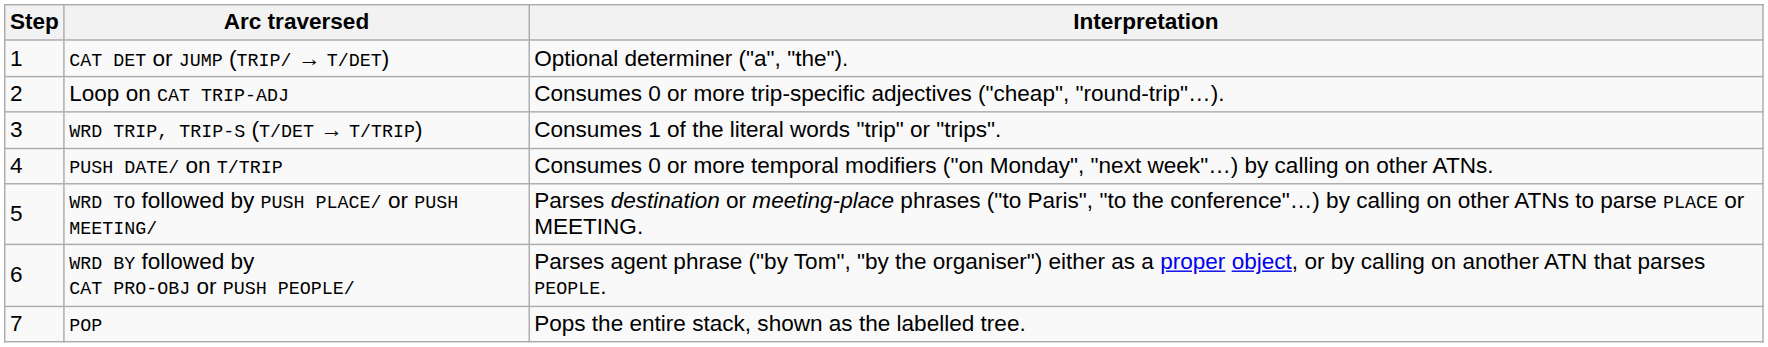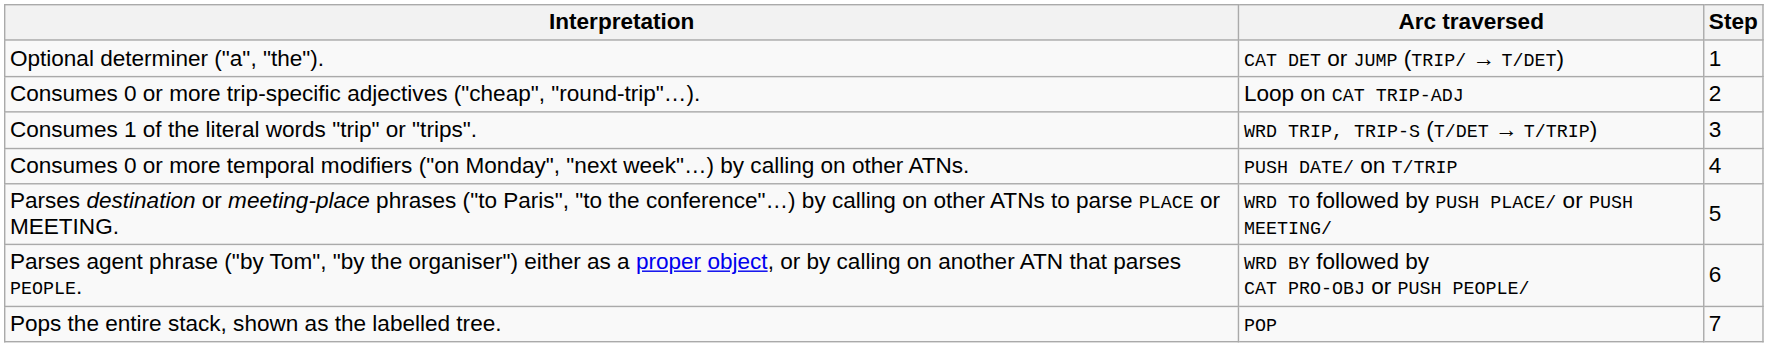columns swapped: (34, 22) <-> (1146, 22)
